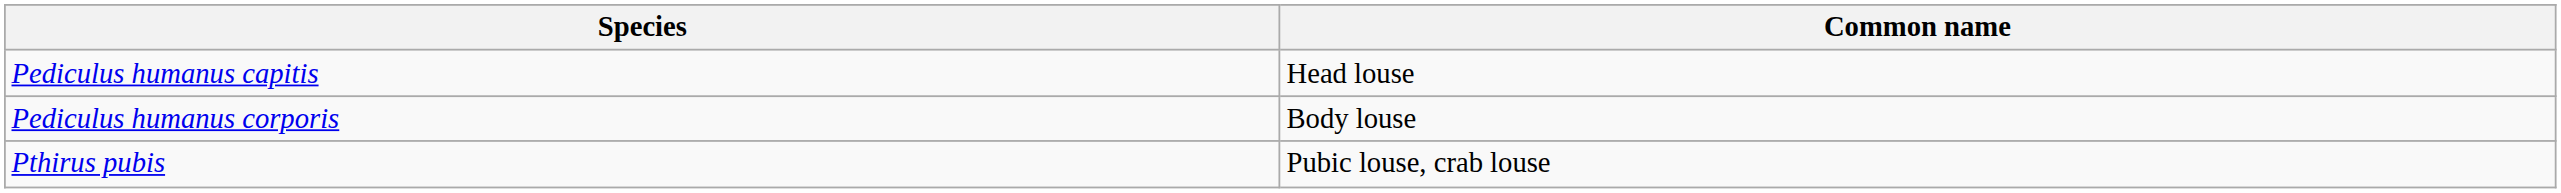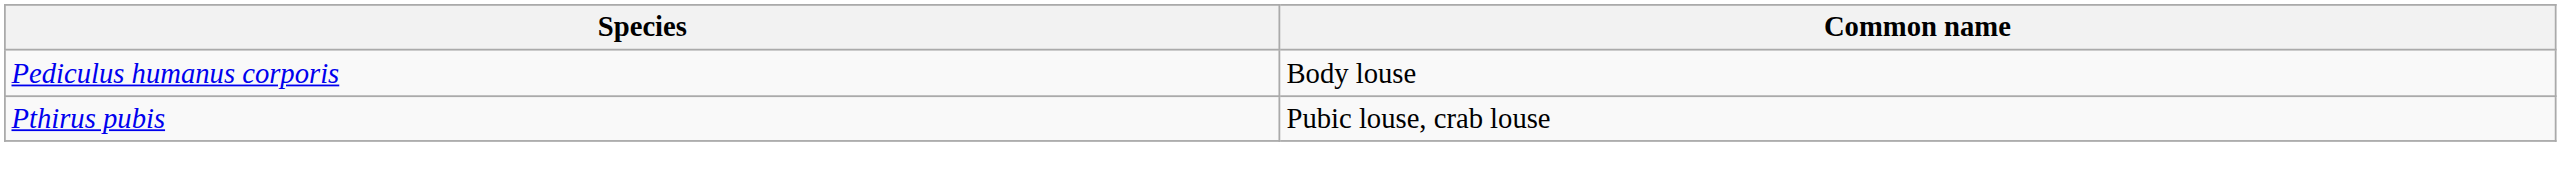- row: (165, 72)
